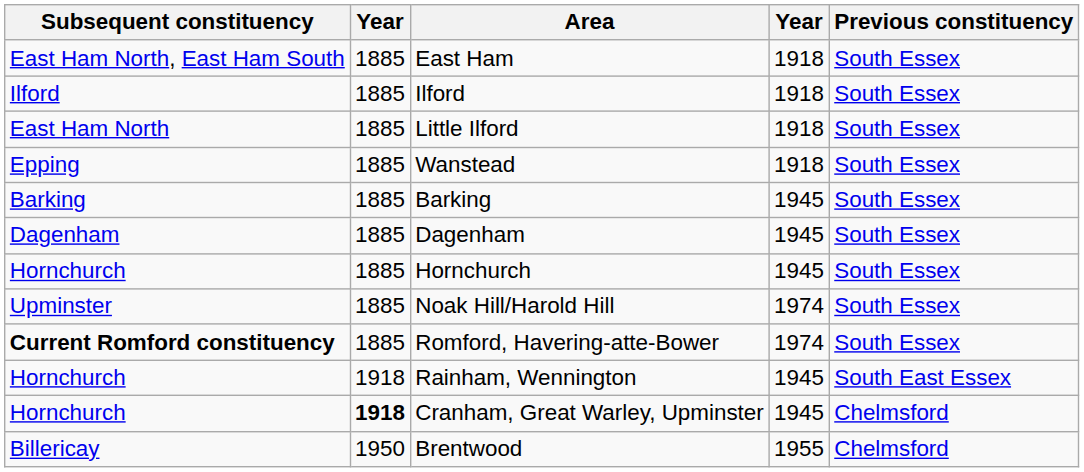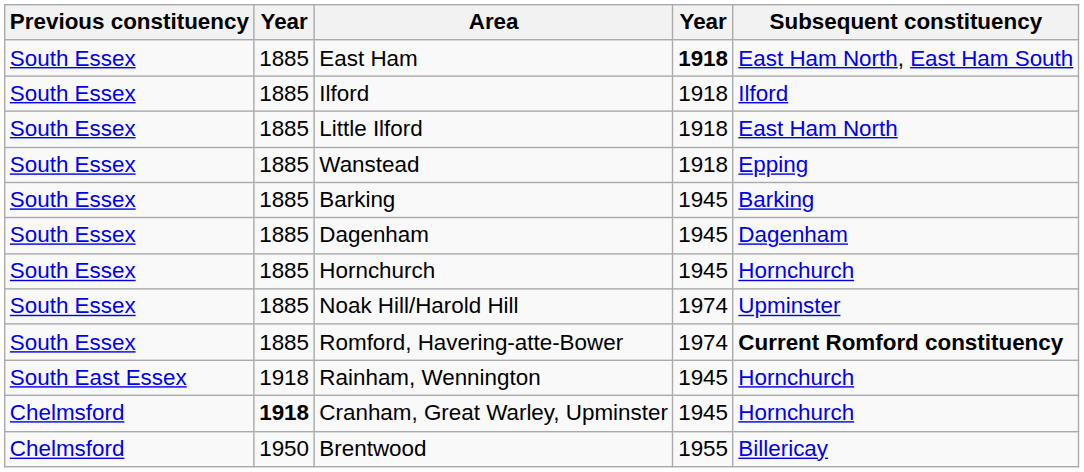columns swapped: (954, 22) <-> (177, 22)
(799, 57) normal -> (703, 57) bold
